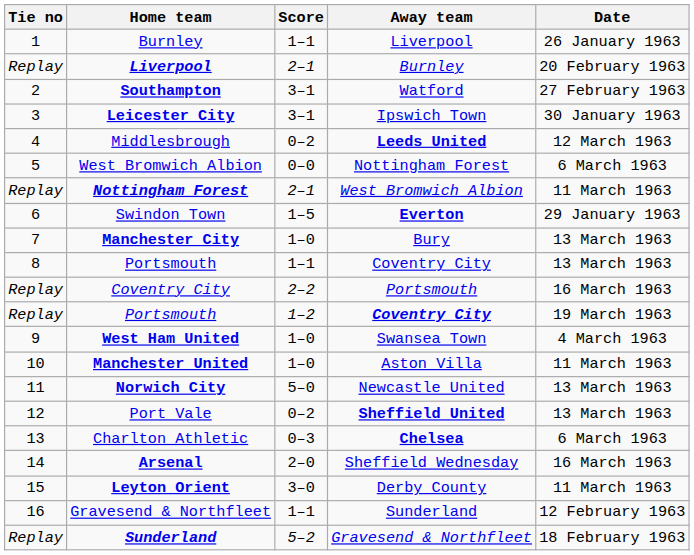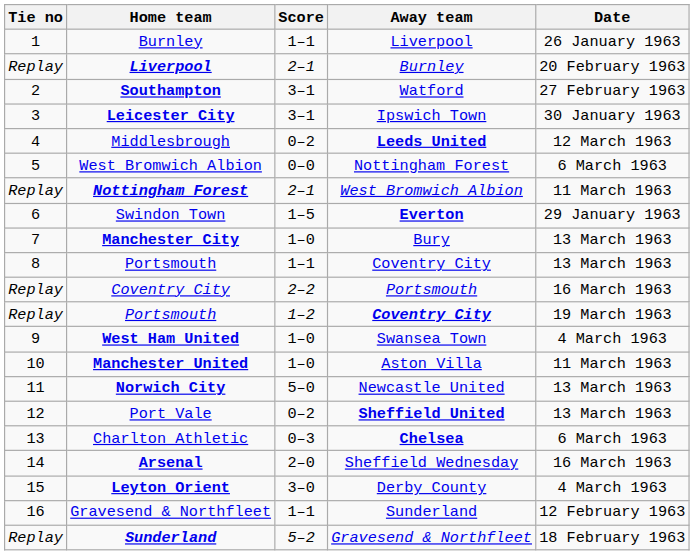(612, 488) 11 March 1963 -> (612, 488) 4 March 1963
